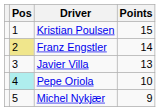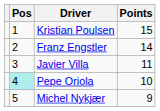(15, 47) khaki background -> (15, 47) no background
(147, 64) 13 -> (147, 64) 11
